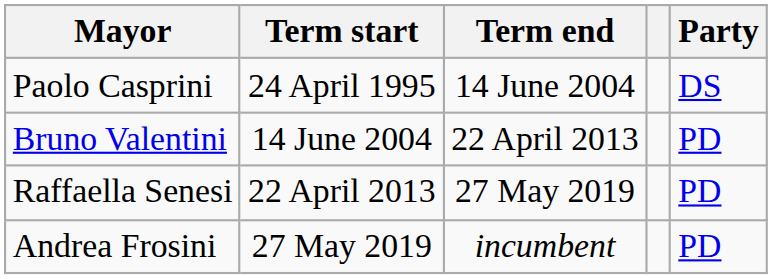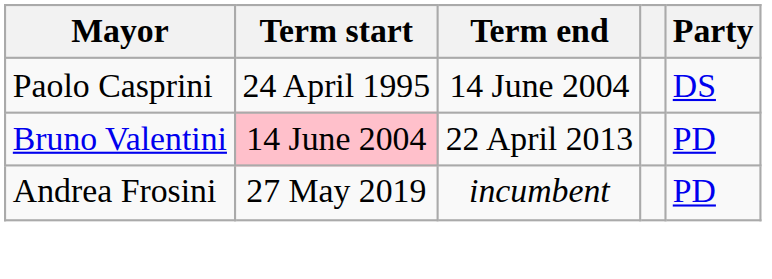(342, 138) no background -> (336, 138) pink background
- row: (123, 191)
